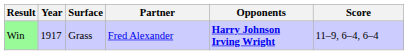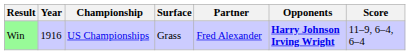+ column: (110, 12)
(51, 35) 1917 -> (51, 35) 1916
